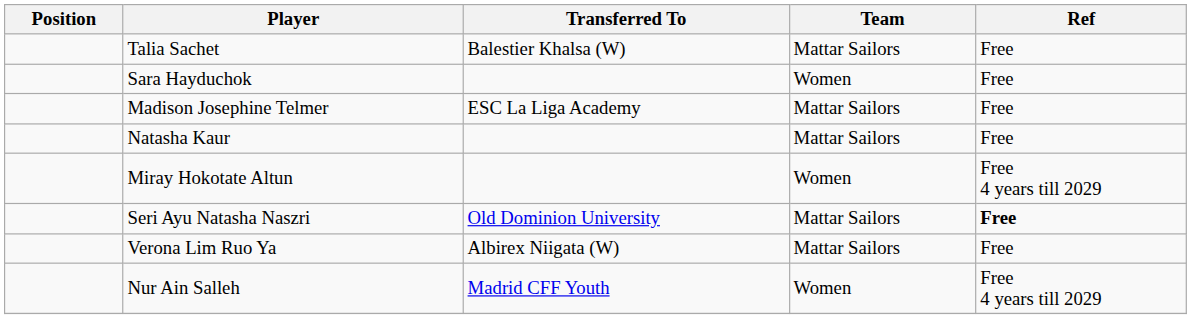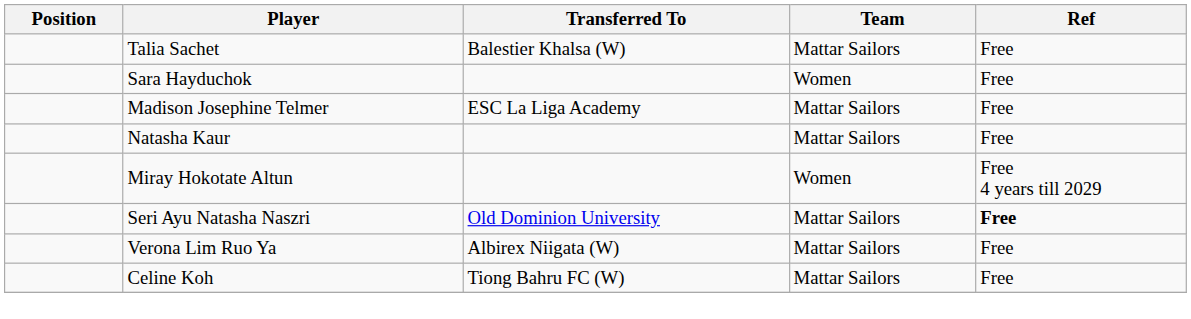- row: (184, 288)
+ row: (170, 277)
